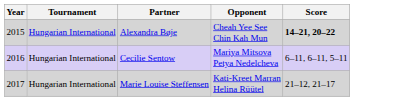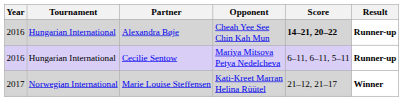+ column: (375, 12)
(16, 32) 2015 -> (16, 32) 2016
(72, 84) Hungarian International -> (73, 84) Norwegian International
